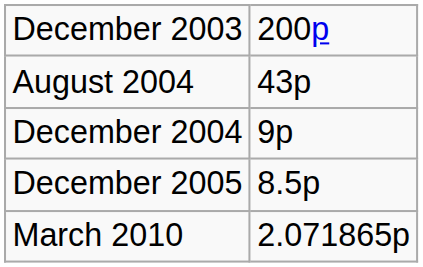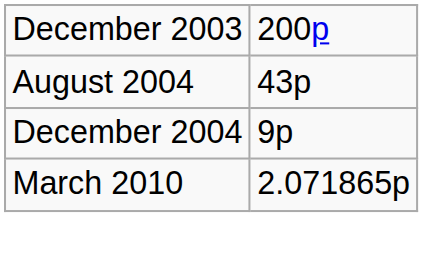- row: (127, 183)
